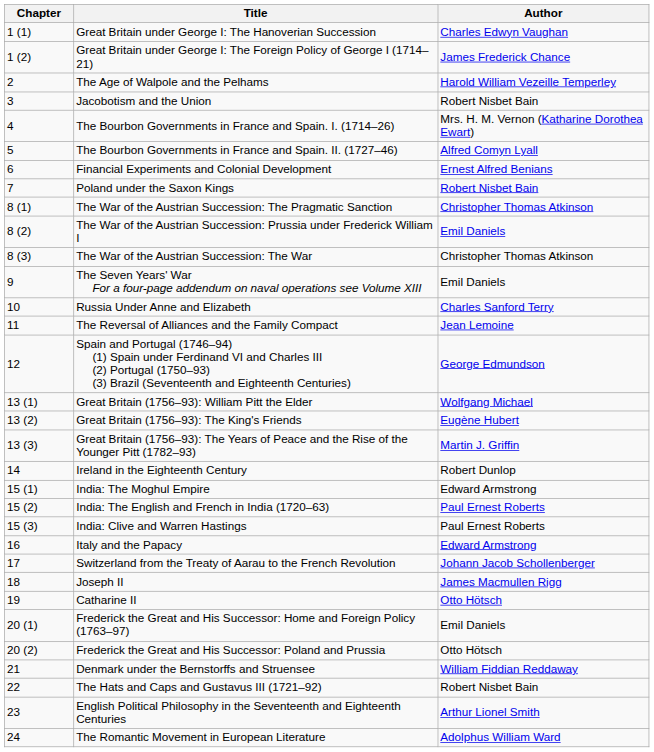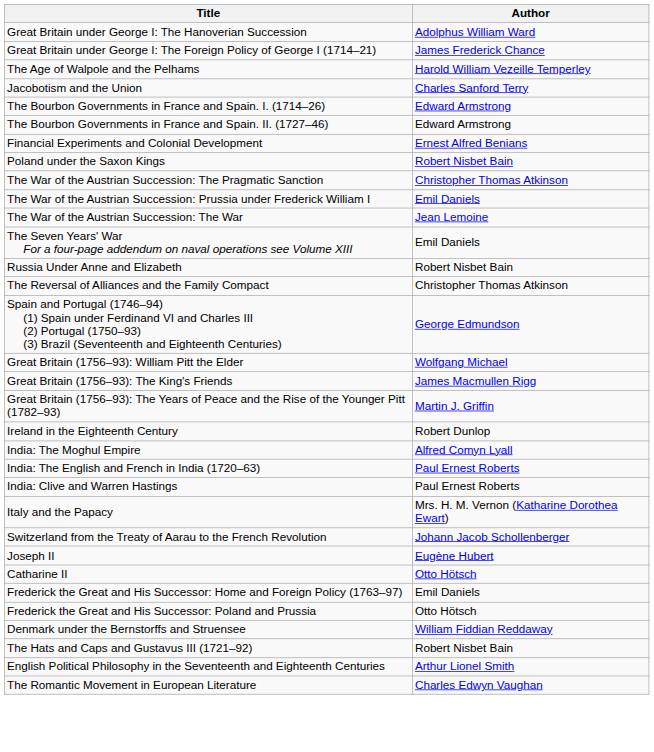- column: (39, 13)
(504, 32) Charles Edwyn Vaughan -> (475, 32) Adolphus William Ward
(489, 100) Robert Nisbet Bain -> (472, 87) Charles Sanford Terry
(542, 126) Mrs. H. M. Vernon (Katharine Dorothea Ewart) -> (463, 106) Edward Armstrong
(489, 151) Alfred Comyn Lyall -> (463, 124) Edward Armstrong
(517, 256) Christopher Thomas Atkinson -> (452, 217) Jean Lemoine
(497, 307) Charles Sanford Terry -> (464, 267) Robert Nisbet Bain
(477, 325) Jean Lemoine -> (491, 286) Christopher Thomas Atkinson
(480, 420) Eugène Hubert -> (476, 381) James Macmullen Rigg
(488, 489) Edward Armstrong -> (464, 449) Alfred Comyn Lyall
(488, 544) Edward Armstrong -> (516, 512) Mrs. H. M. Vernon (Katharine Dorothea Ewart)
(501, 581) James Macmullen Rigg -> (454, 555) Eugène Hubert
(500, 737) Adolphus William Ward -> (479, 685) Charles Edwyn Vaughan
